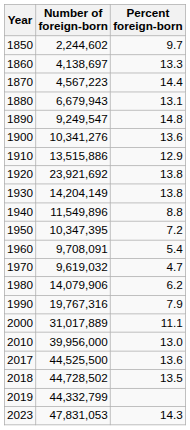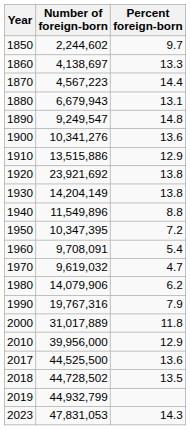(172, 323) 11.1 -> (172, 323) 11.8
(171, 341) 13.0 -> (171, 341) 12.9
(79, 397) 44,332,799 -> (79, 397) 44,932,799
